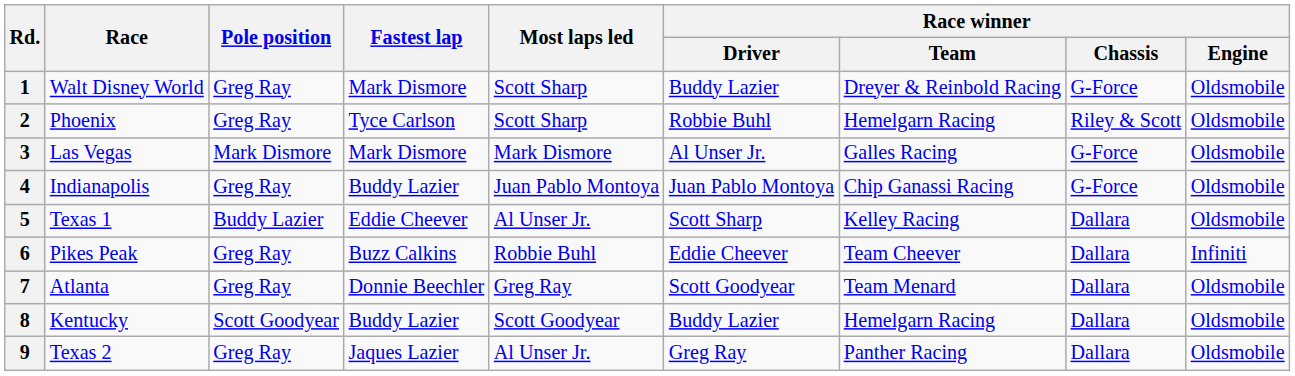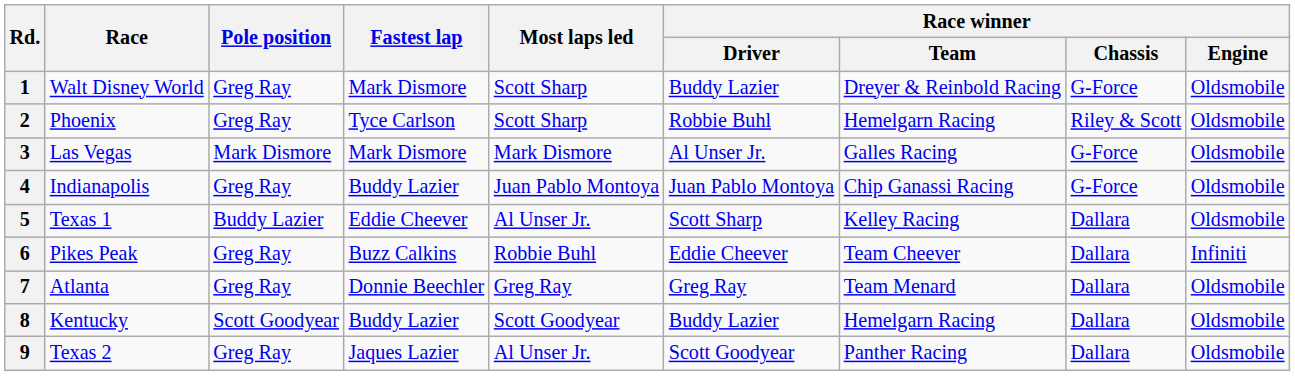(732, 286) Scott Goodyear -> (708, 286) Greg Ray
(708, 352) Greg Ray -> (732, 352) Scott Goodyear
